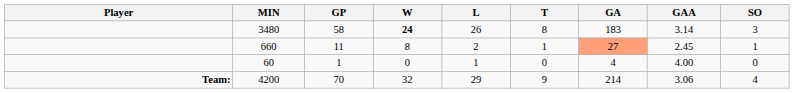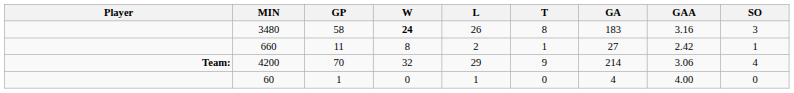(684, 29) 3.14 -> (684, 29) 3.16
(613, 46) lightsalmon background -> (613, 46) no background
(684, 46) 2.45 -> (684, 46) 2.42
rows swapped: (269, 63) <-> (269, 79)
